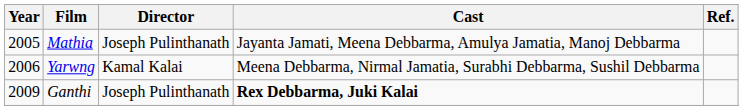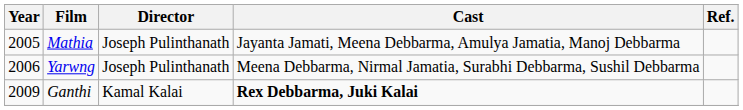(143, 67) Kamal Kalai -> (166, 67) Joseph Pulinthanath
(166, 92) Joseph Pulinthanath -> (143, 92) Kamal Kalai
